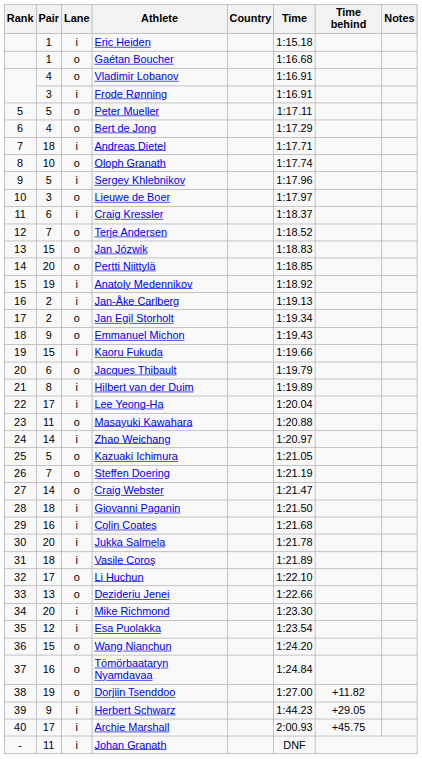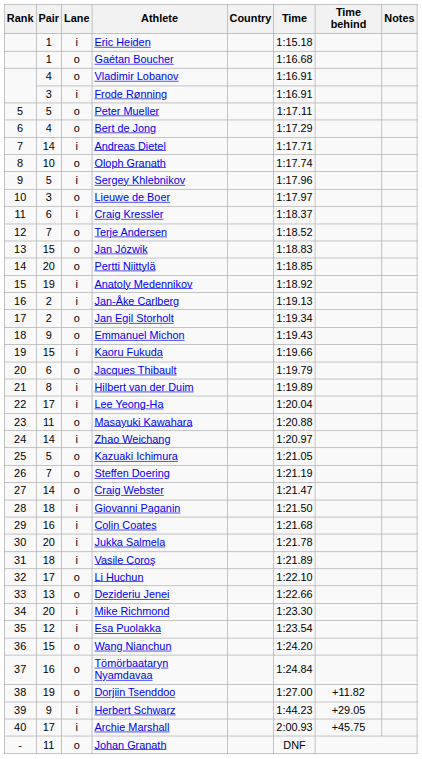(49, 146) 18 -> (49, 146) 14
(77, 745) i -> (77, 745) o
